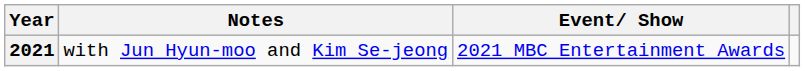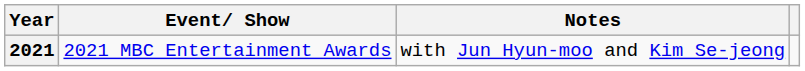columns swapped: (621, 20) <-> (256, 20)
